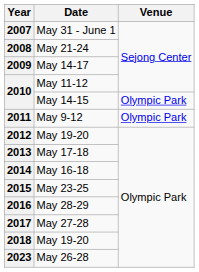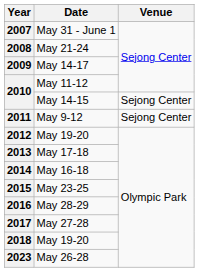(154, 100) Olympic Park -> (156, 100) Sejong Center
(154, 118) Olympic Park -> (156, 118) Sejong Center
